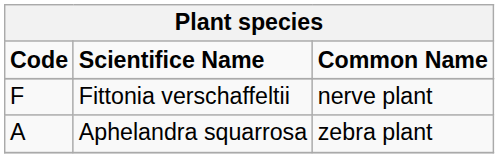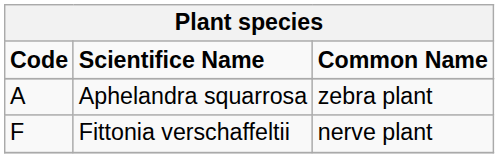rows swapped: (193, 133) <-> (184, 96)
